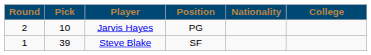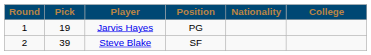(24, 27) 2 -> (24, 27) 1
(65, 27) 10 -> (65, 27) 19
(24, 43) 1 -> (24, 43) 2
